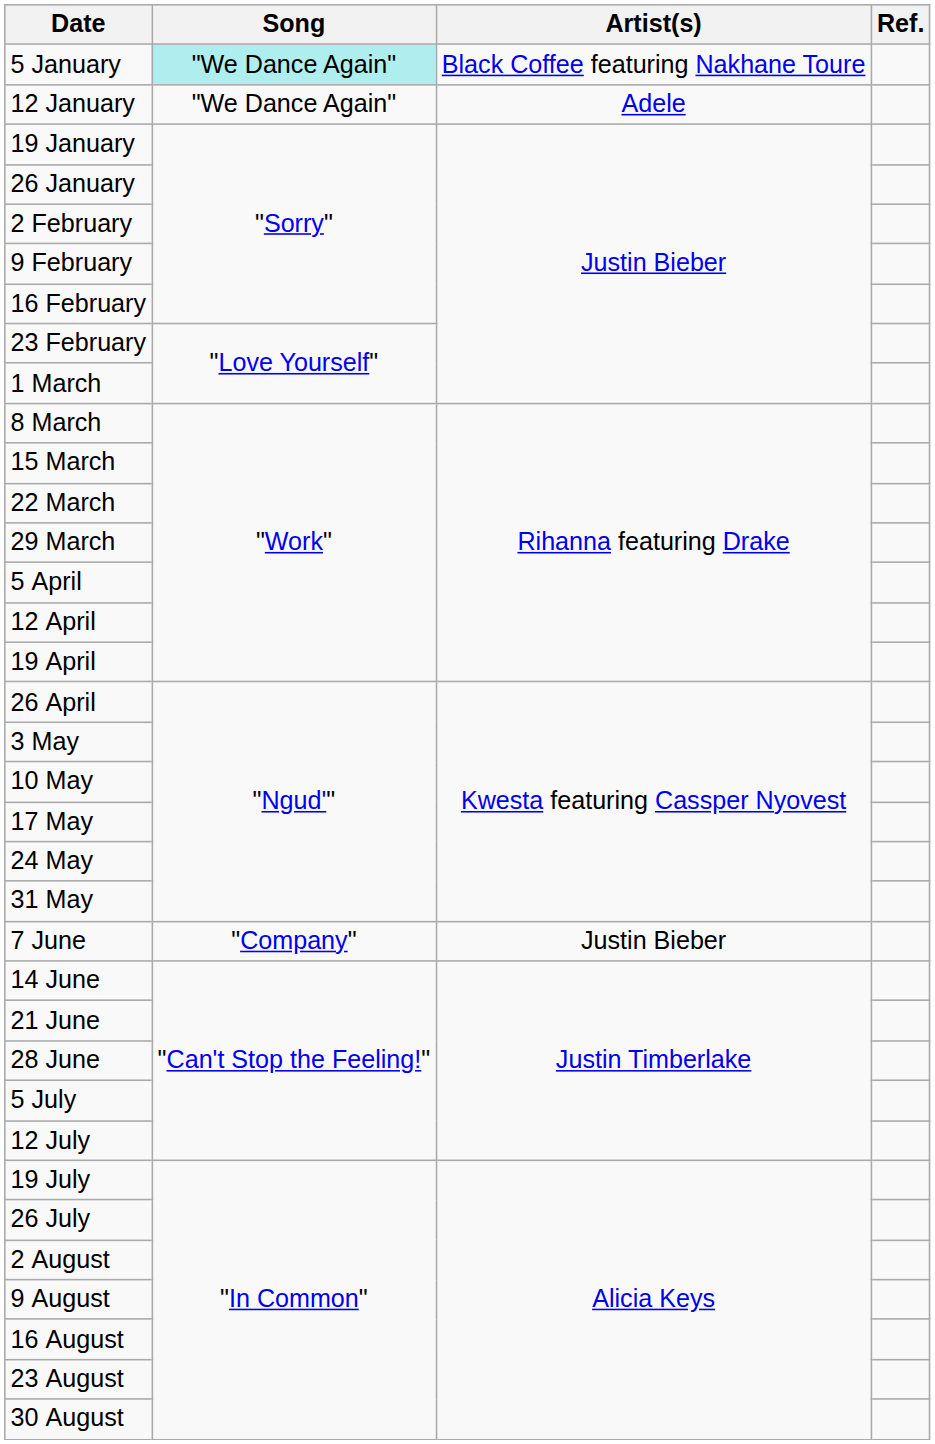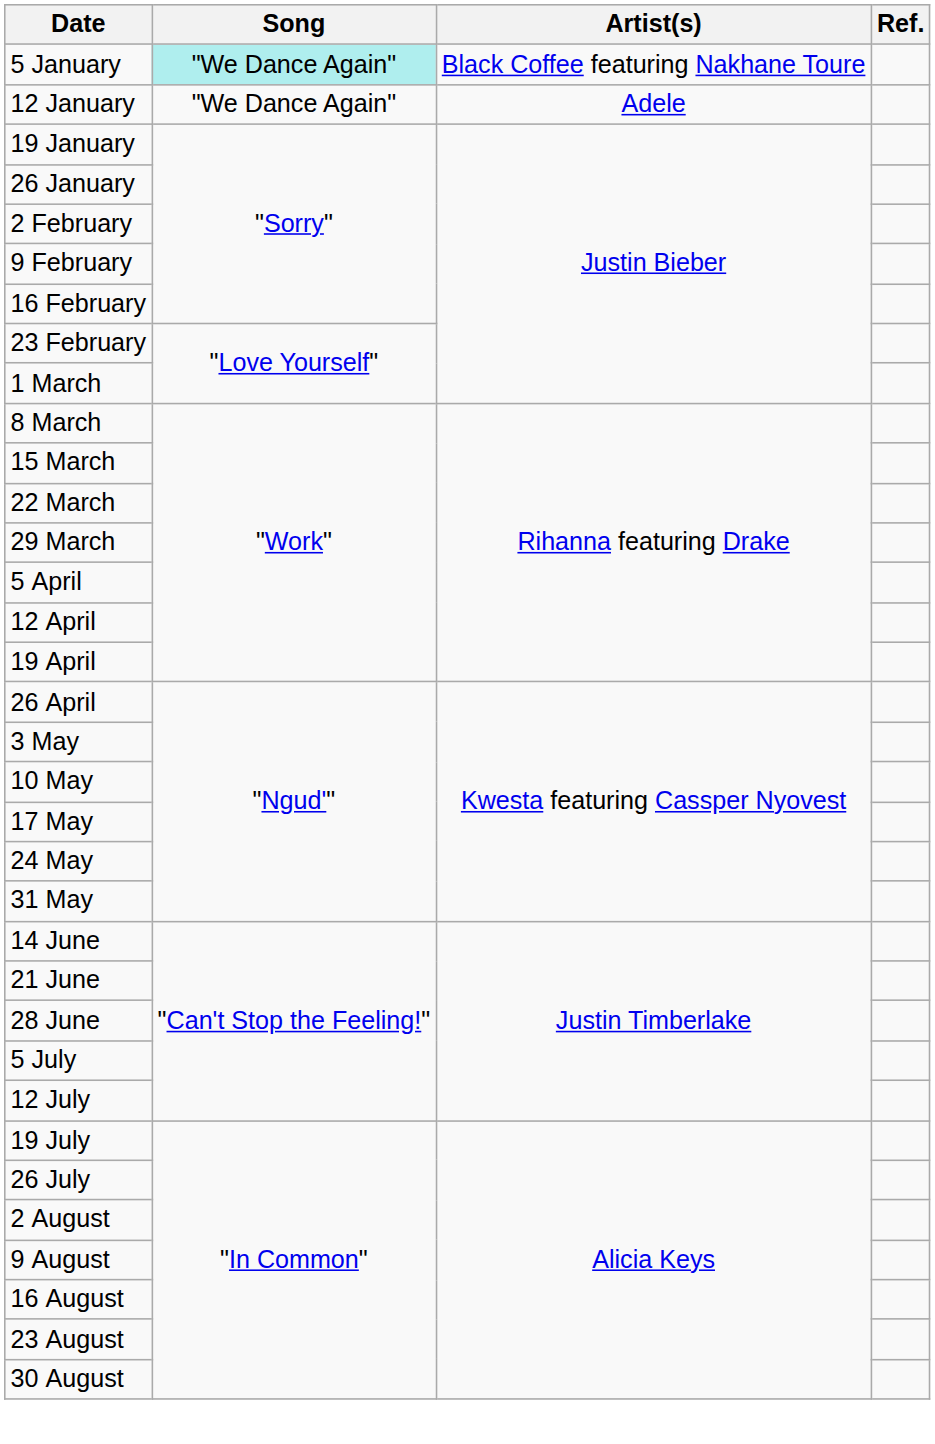- row: (48, 940)
